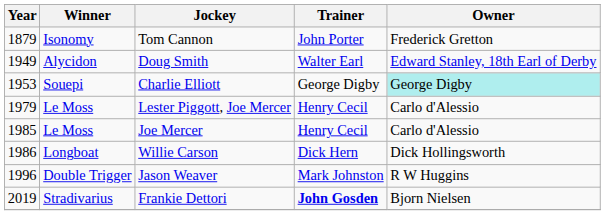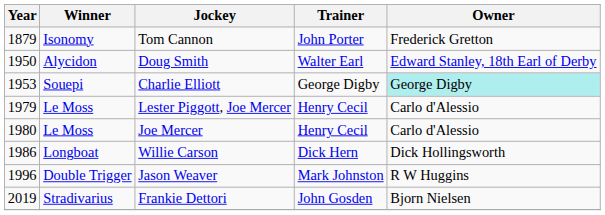(22, 61) 1949 -> (22, 61) 1950
(22, 130) 1985 -> (22, 130) 1980
(338, 198) bold -> (335, 198) normal
